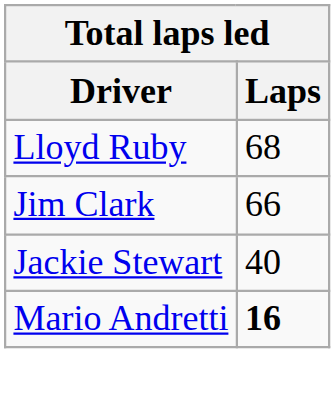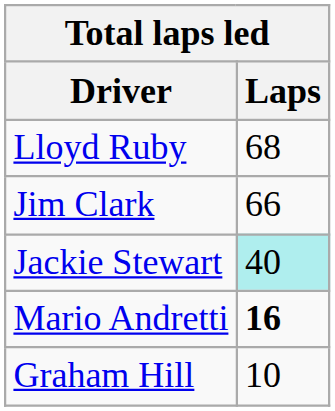(263, 261) no background -> (263, 261) paleturquoise background
+ row: (104, 375)
